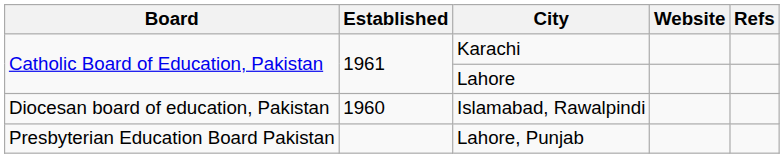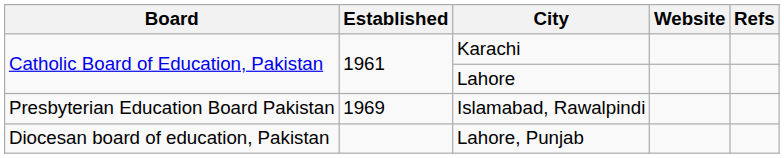(169, 108) Diocesan board of education, Pakistan -> (172, 108) Presbyterian Education Board Pakistan
(364, 108) 1960 -> (364, 108) 1969
(172, 138) Presbyterian Education Board Pakistan -> (169, 138) Diocesan board of education, Pakistan
